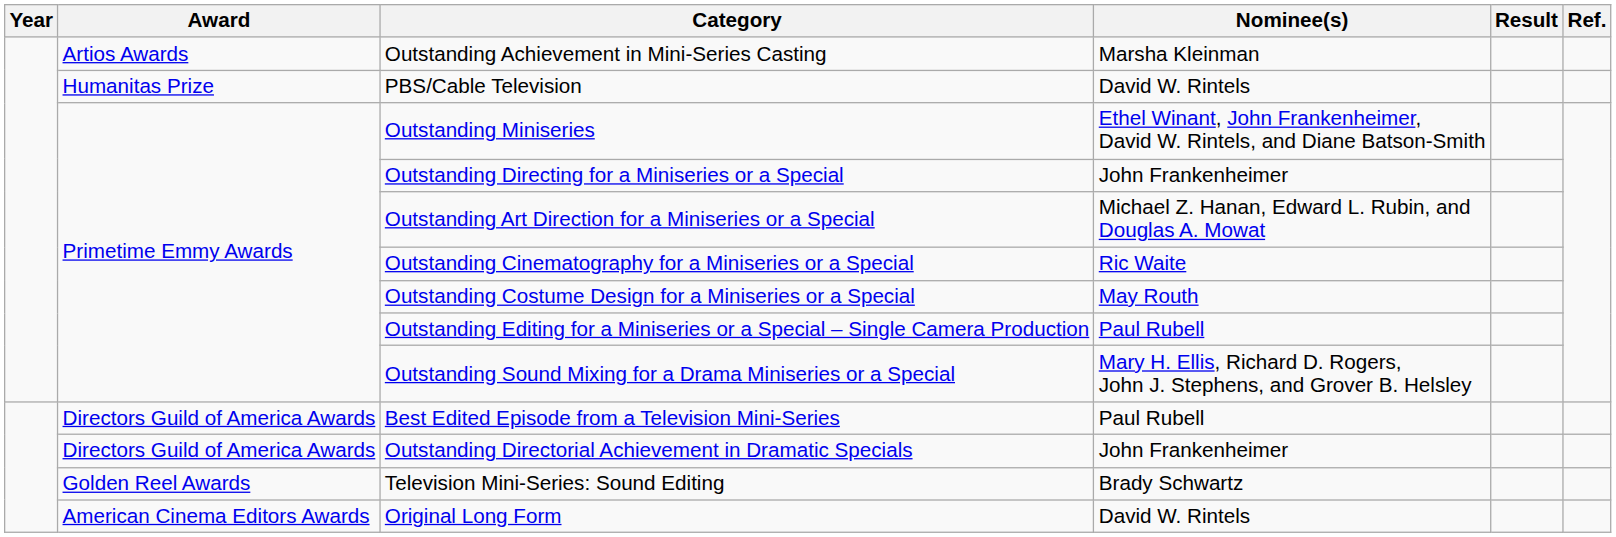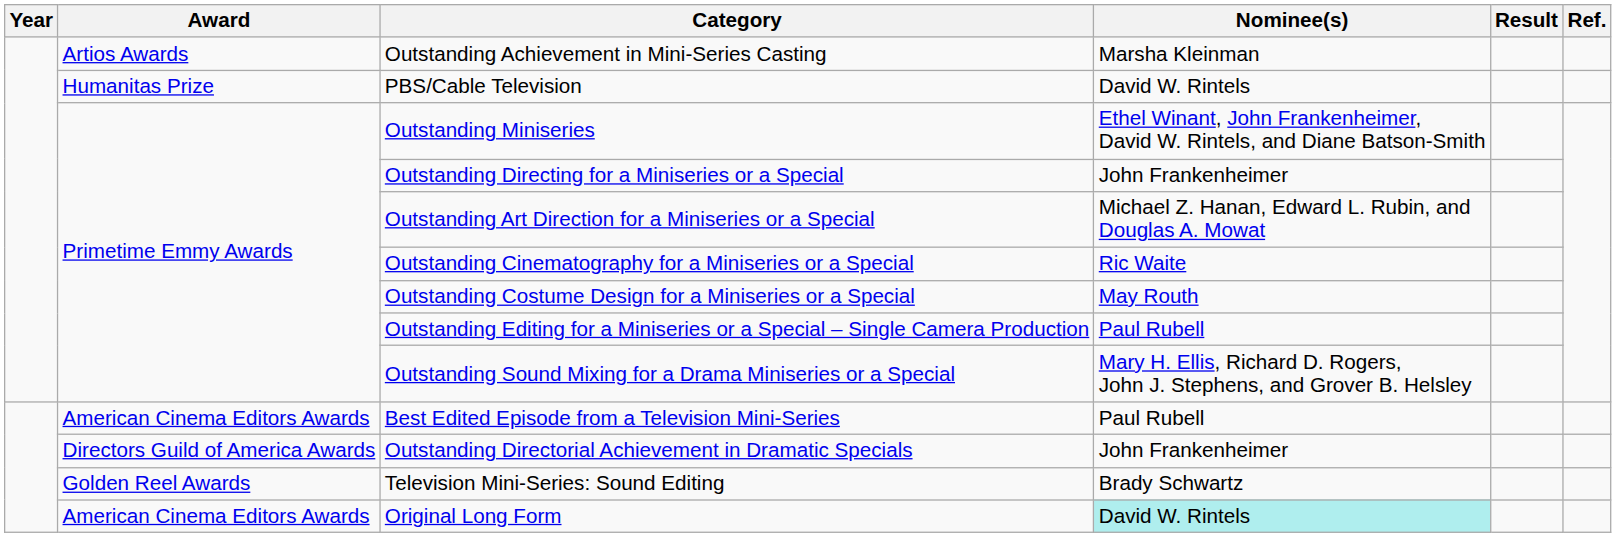(219, 417) Directors Guild of America Awards -> (216, 417) American Cinema Editors Awards
(1174, 516) no background -> (1174, 516) paleturquoise background
